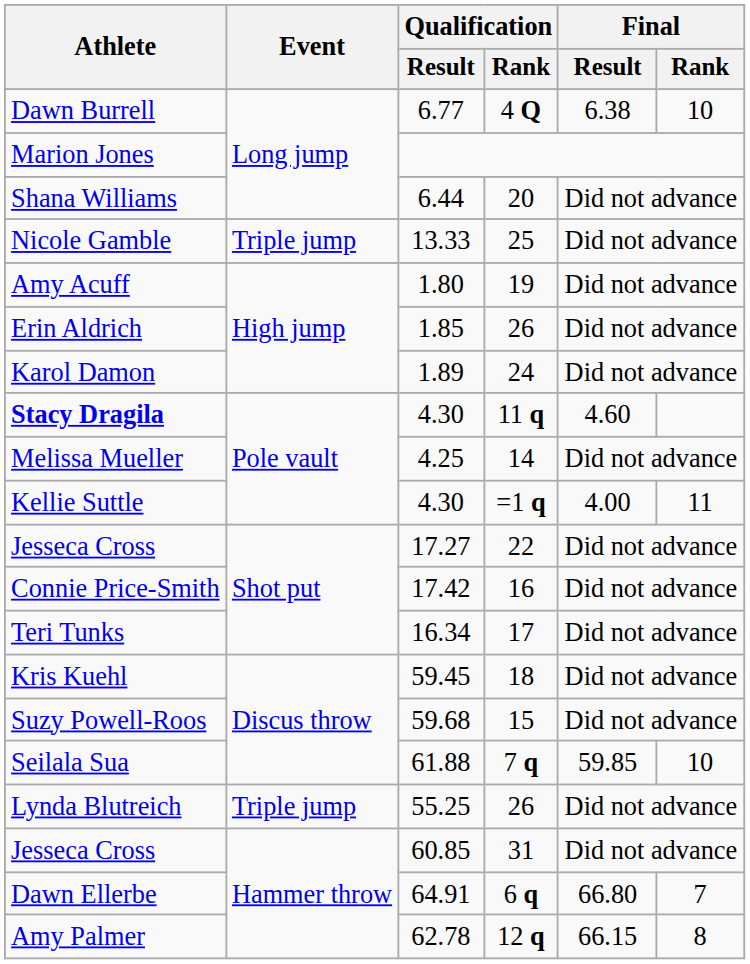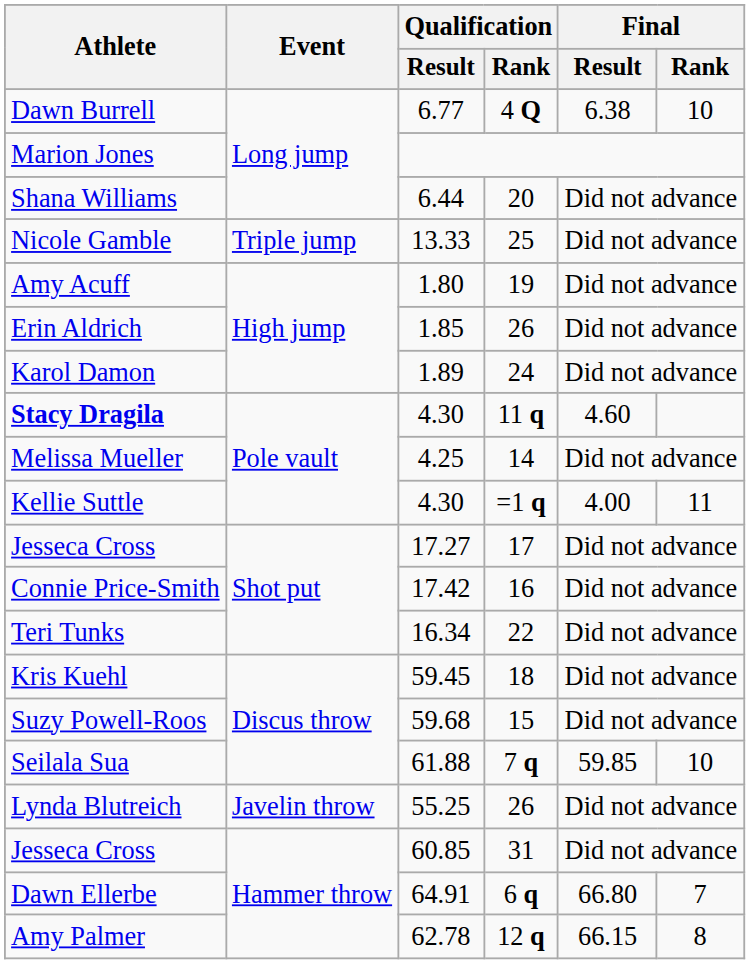(521, 545) 22 -> (521, 545) 17
(521, 632) 17 -> (521, 632) 22
(294, 806) Triple jump -> (303, 806) Javelin throw
